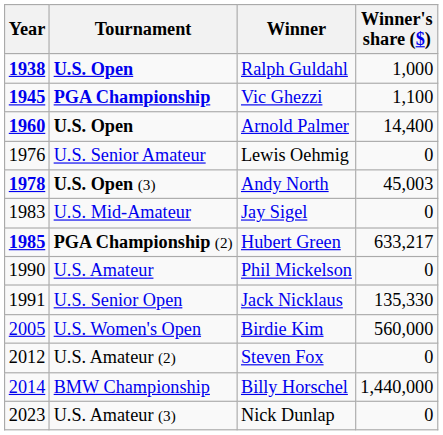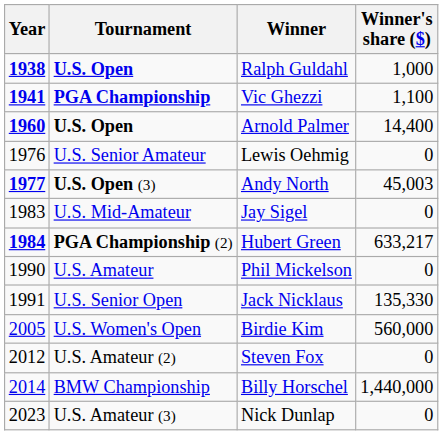(27, 97) 1945 -> (27, 97) 1941
(27, 184) 1978 -> (27, 184) 1977
(27, 241) 1985 -> (27, 241) 1984
